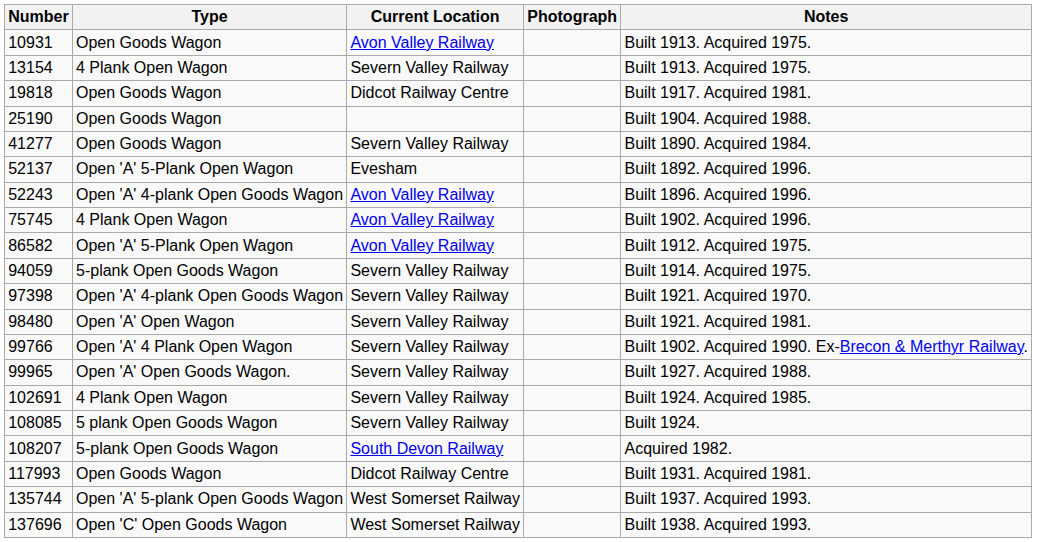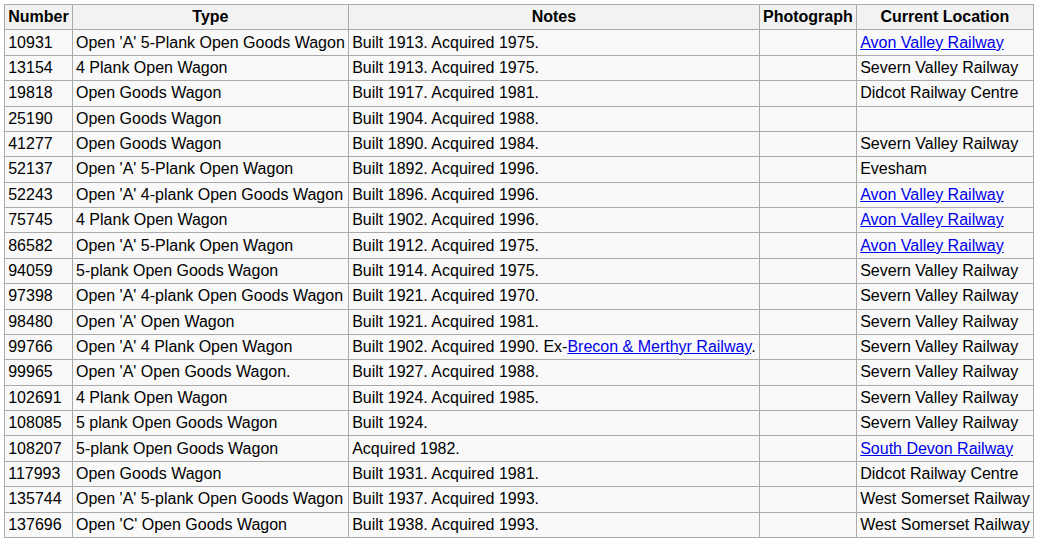columns swapped: (435, 17) <-> (826, 17)
(149, 42) Open Goods Wagon -> (210, 42) Open 'A' 5-Plank Open Goods Wagon
